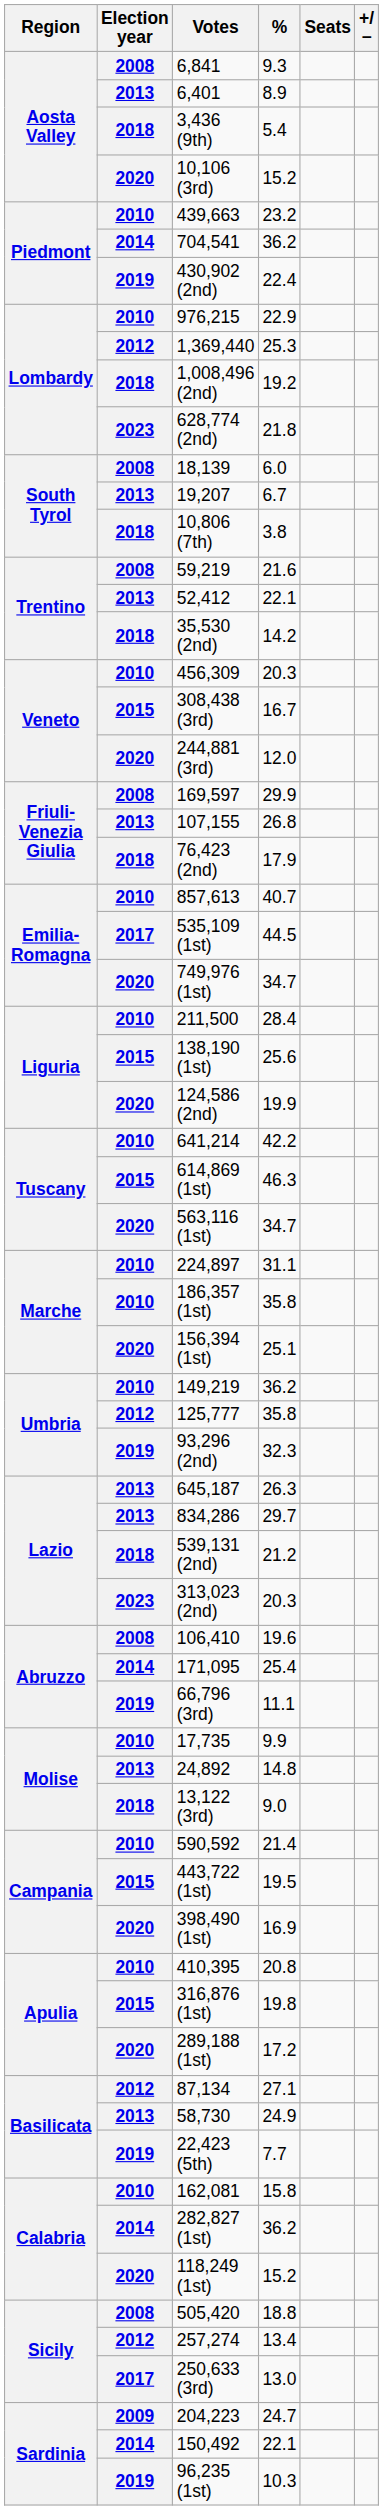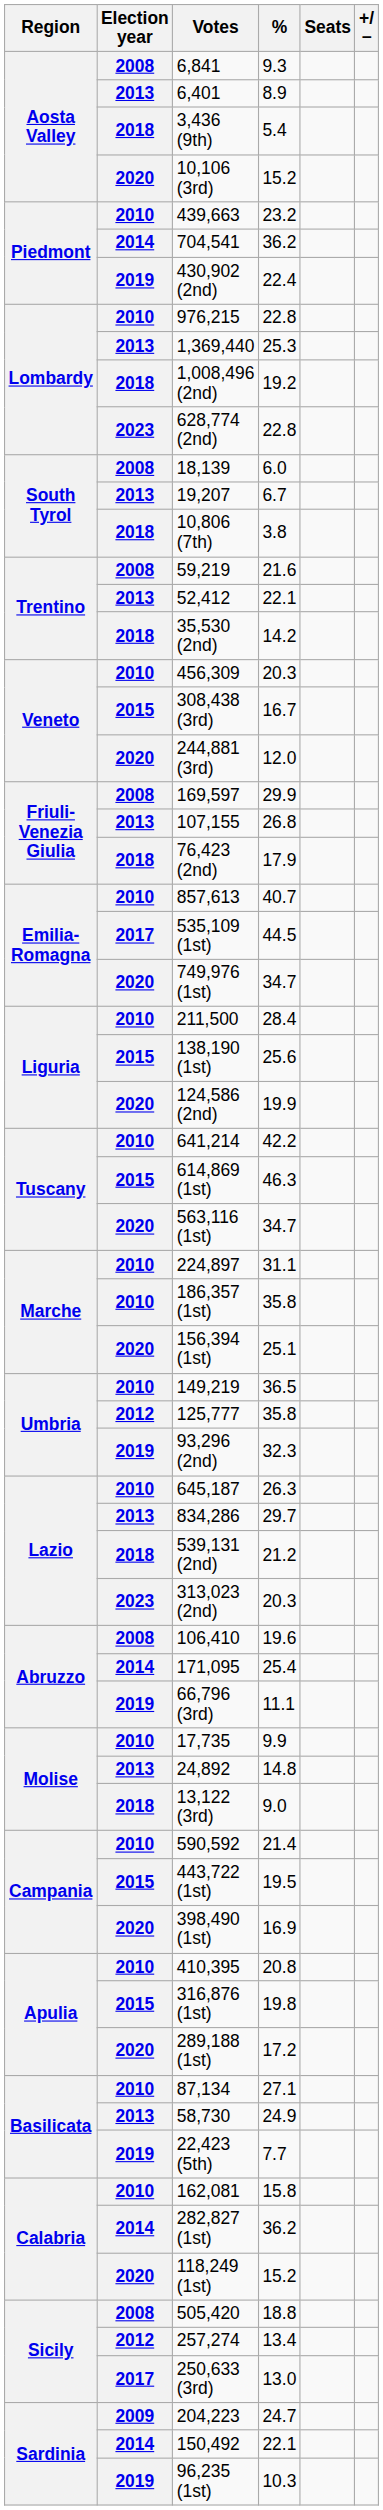(279, 318) 22.9 -> (279, 318) 22.8
(135, 345) 2012 -> (135, 345) 2013
(279, 430) 21.8 -> (279, 430) 22.8
(279, 1386) 36.2 -> (279, 1386) 36.5
(135, 1489) 2013 -> (135, 1489) 2010
(135, 2088) 2012 -> (135, 2088) 2010
